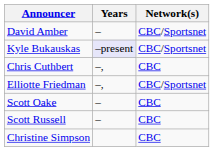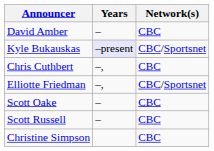(172, 31) CBC/Sportsnet -> (149, 31) CBC
